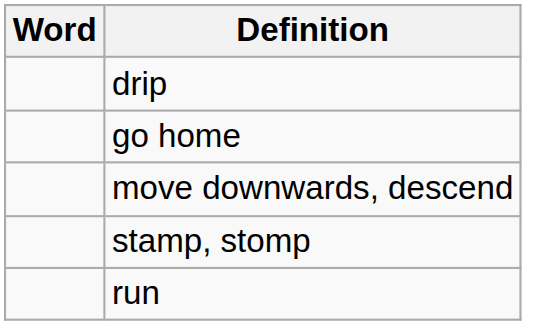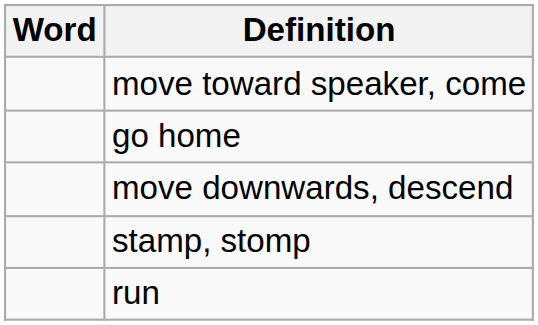- row: (140, 83)
+ row: (319, 83)
